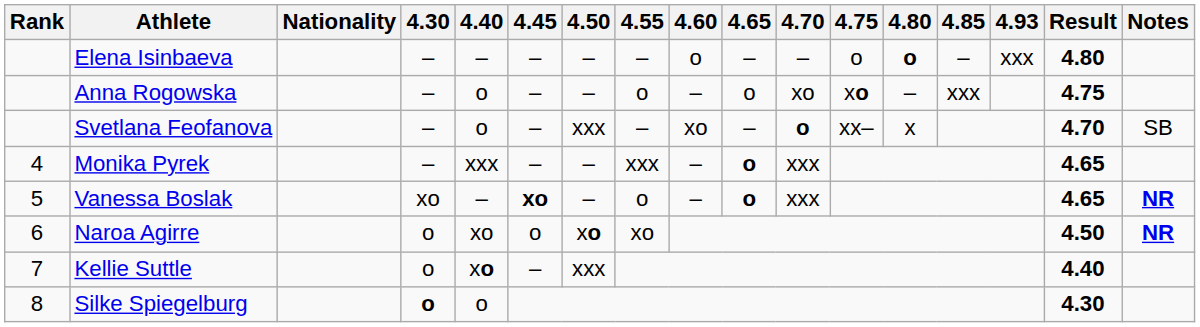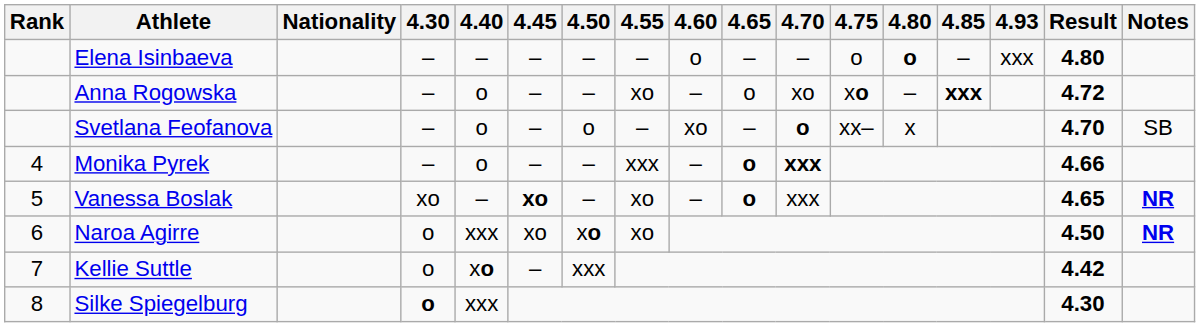(642, 92) o -> (642, 92) xo
(963, 92) normal -> (964, 92) bold
(1083, 92) 4.75 -> (1083, 92) 4.72
(589, 127) xxx -> (589, 127) o
(482, 163) xxx -> (482, 163) o
(803, 163) normal -> (803, 163) bold
(1083, 163) 4.65 -> (1083, 163) 4.66
(642, 198) o -> (642, 198) xo
(482, 233) xo -> (482, 233) xxx
(535, 233) o -> (535, 233) xo
(1083, 269) 4.40 -> (1083, 269) 4.42
(482, 304) o -> (482, 304) xxx
